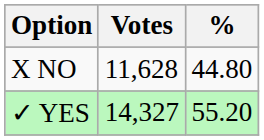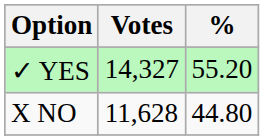rows swapped: (50, 113) <-> (44, 68)
